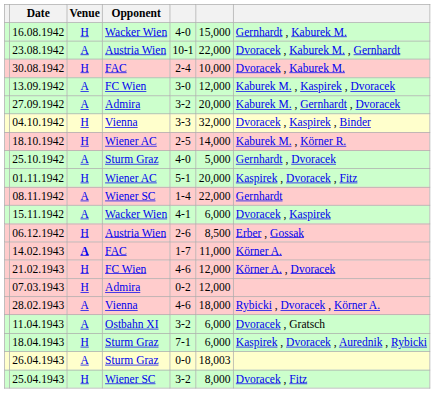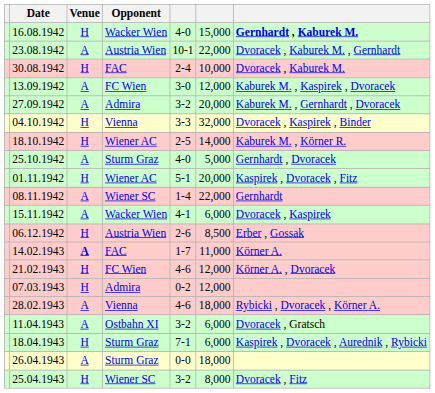(291, 31) normal -> (297, 31) bold
(215, 360) 18,003 -> (215, 360) 18,000
